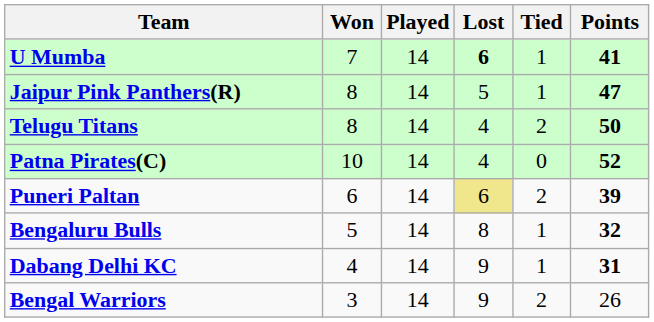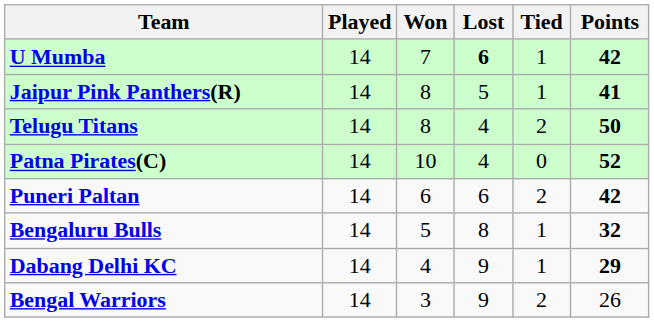columns swapped: (418, 21) <-> (352, 21)
(610, 56) 41 -> (610, 56) 42
(610, 91) 47 -> (610, 91) 41
(484, 195) khaki background -> (484, 195) no background
(610, 195) 39 -> (610, 195) 42
(610, 265) 31 -> (610, 265) 29
